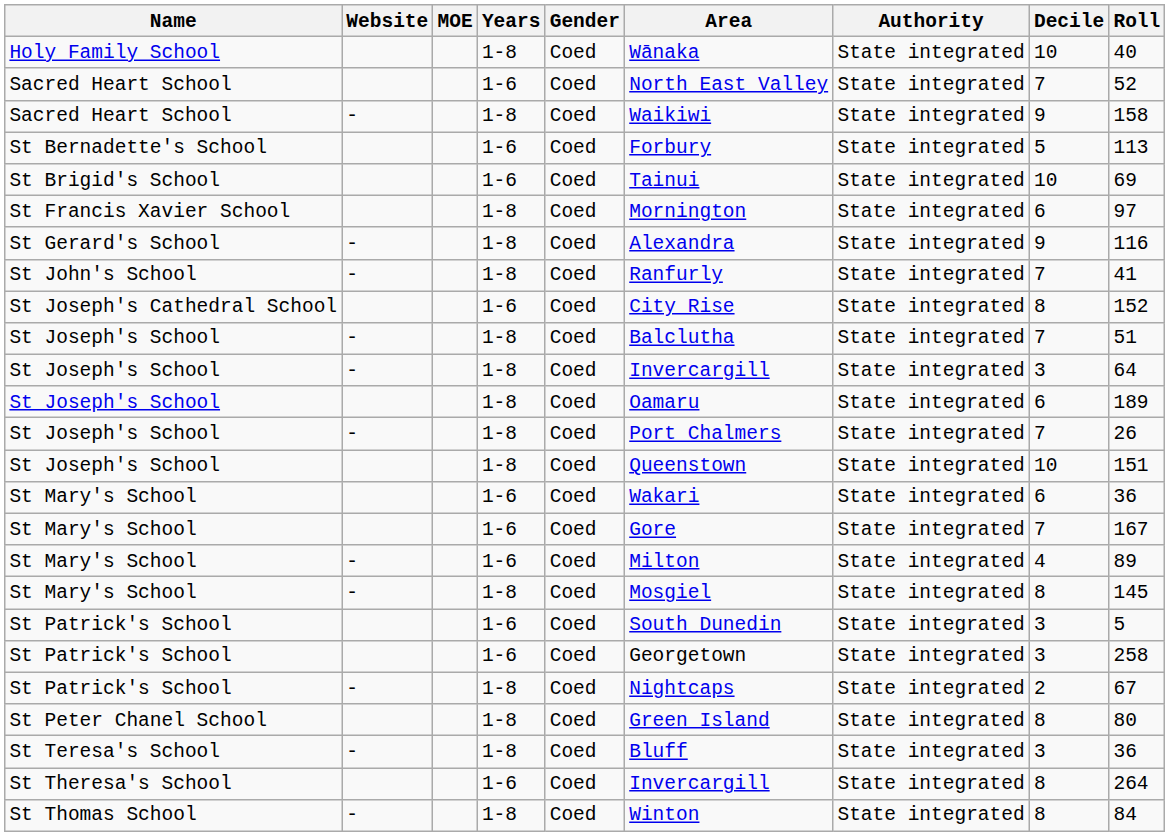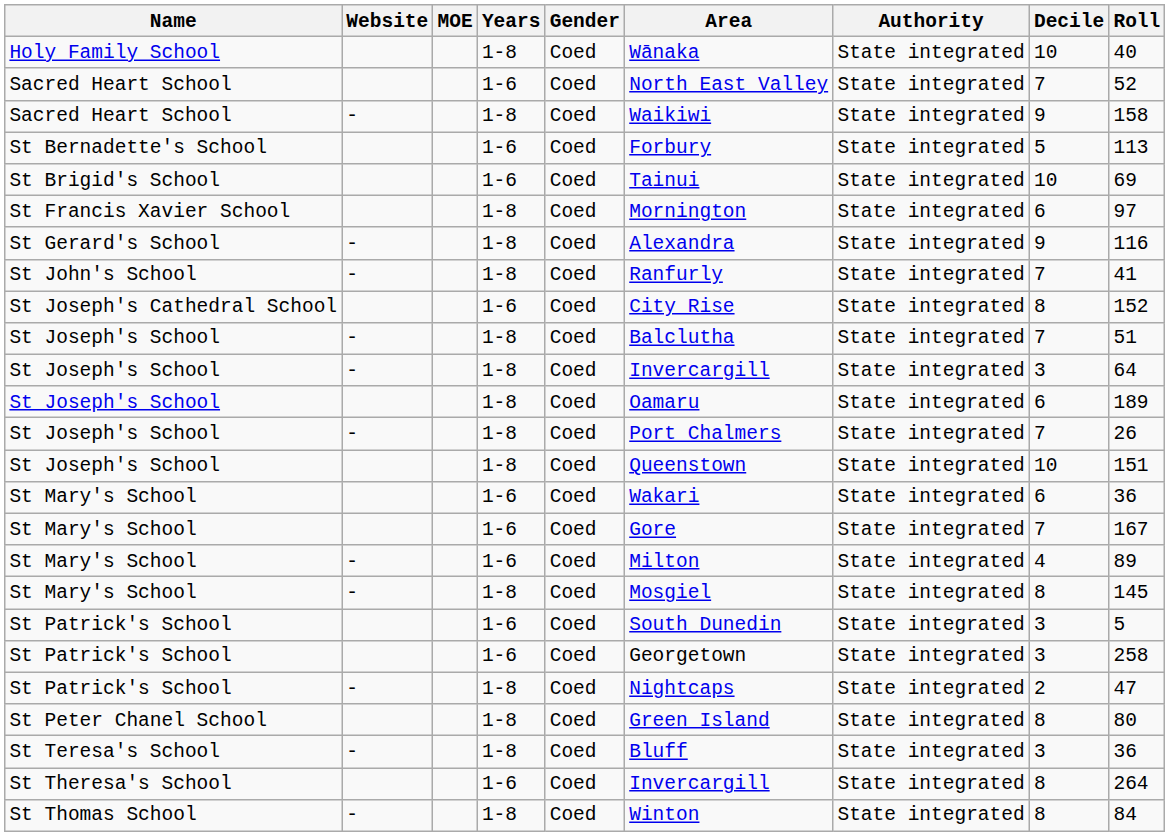(1125, 688) 67 -> (1125, 688) 47
